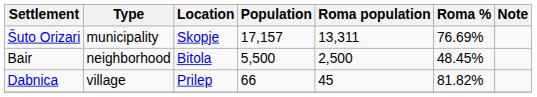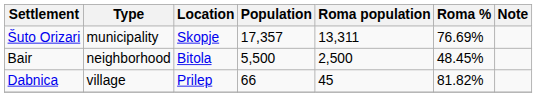(262, 37) 17,157 -> (262, 37) 17,357
